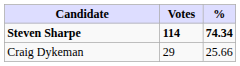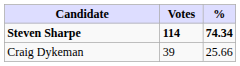(169, 52) 29 -> (169, 52) 39
